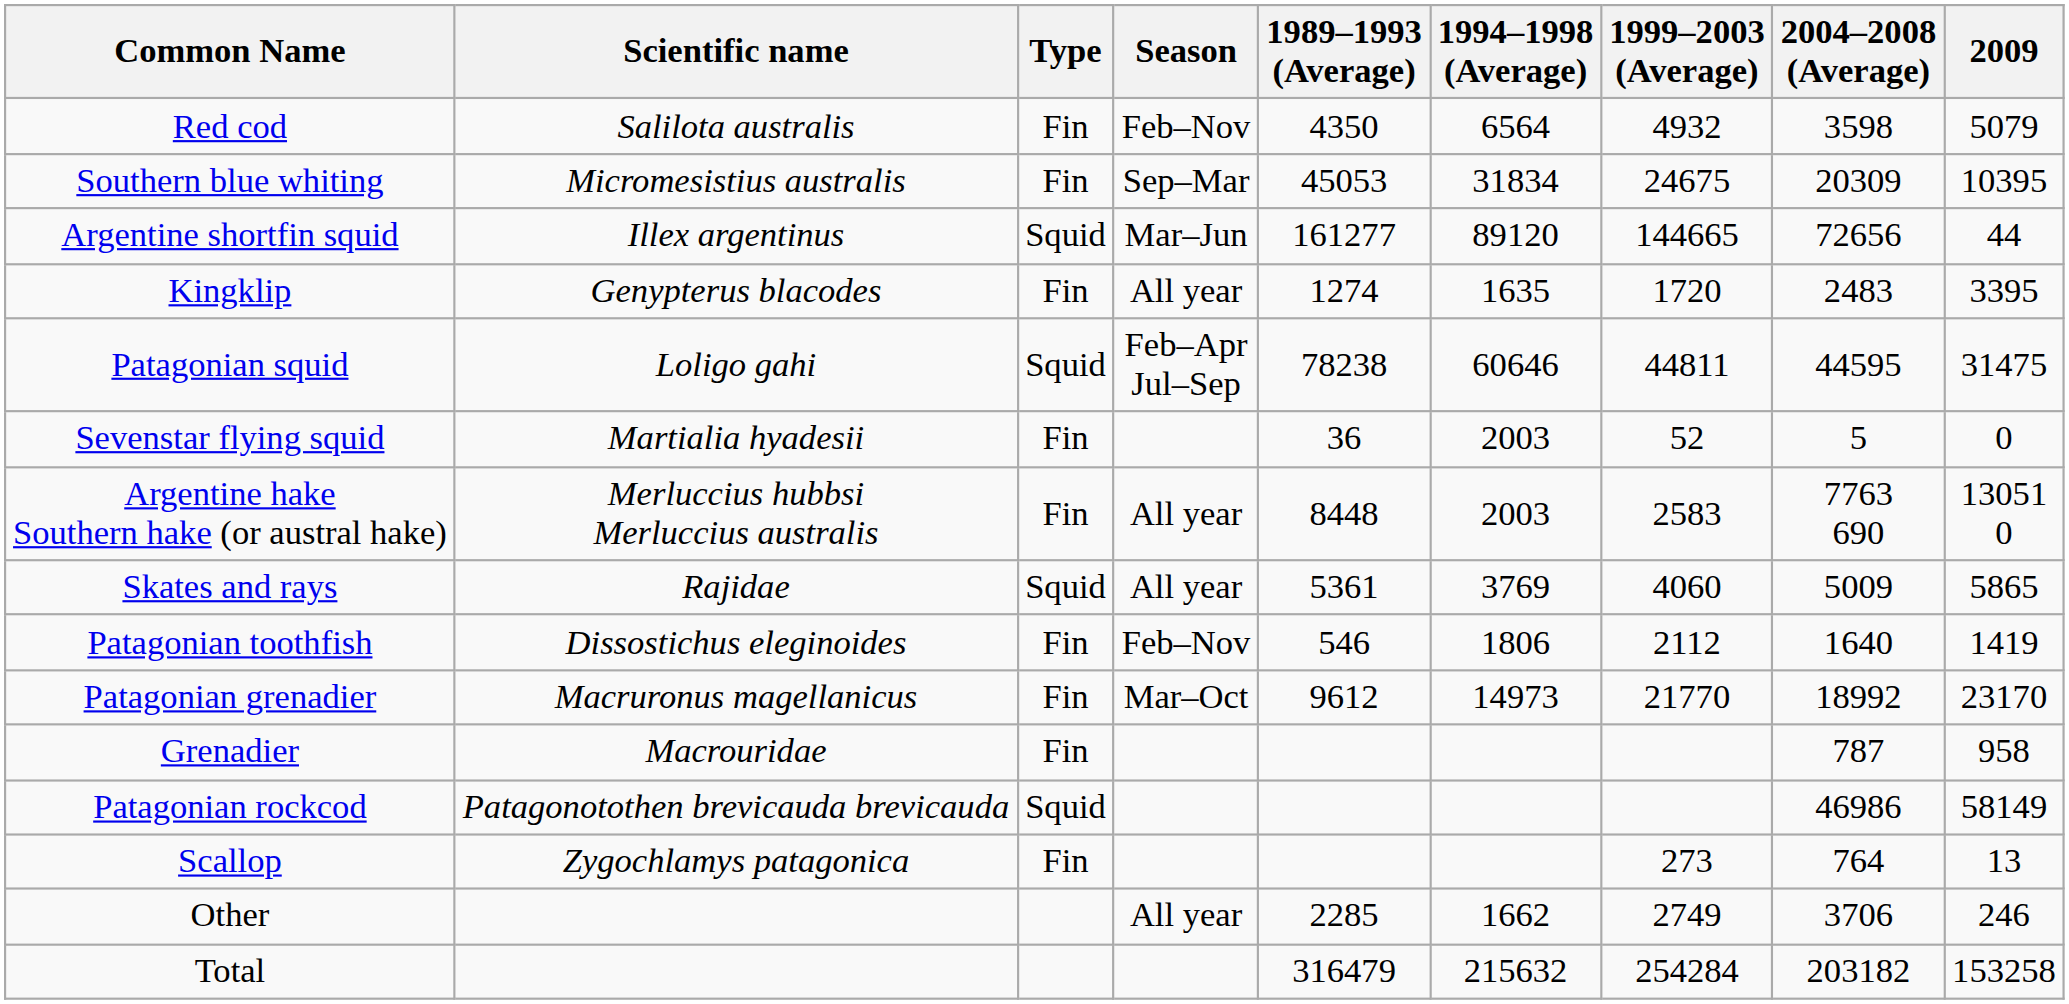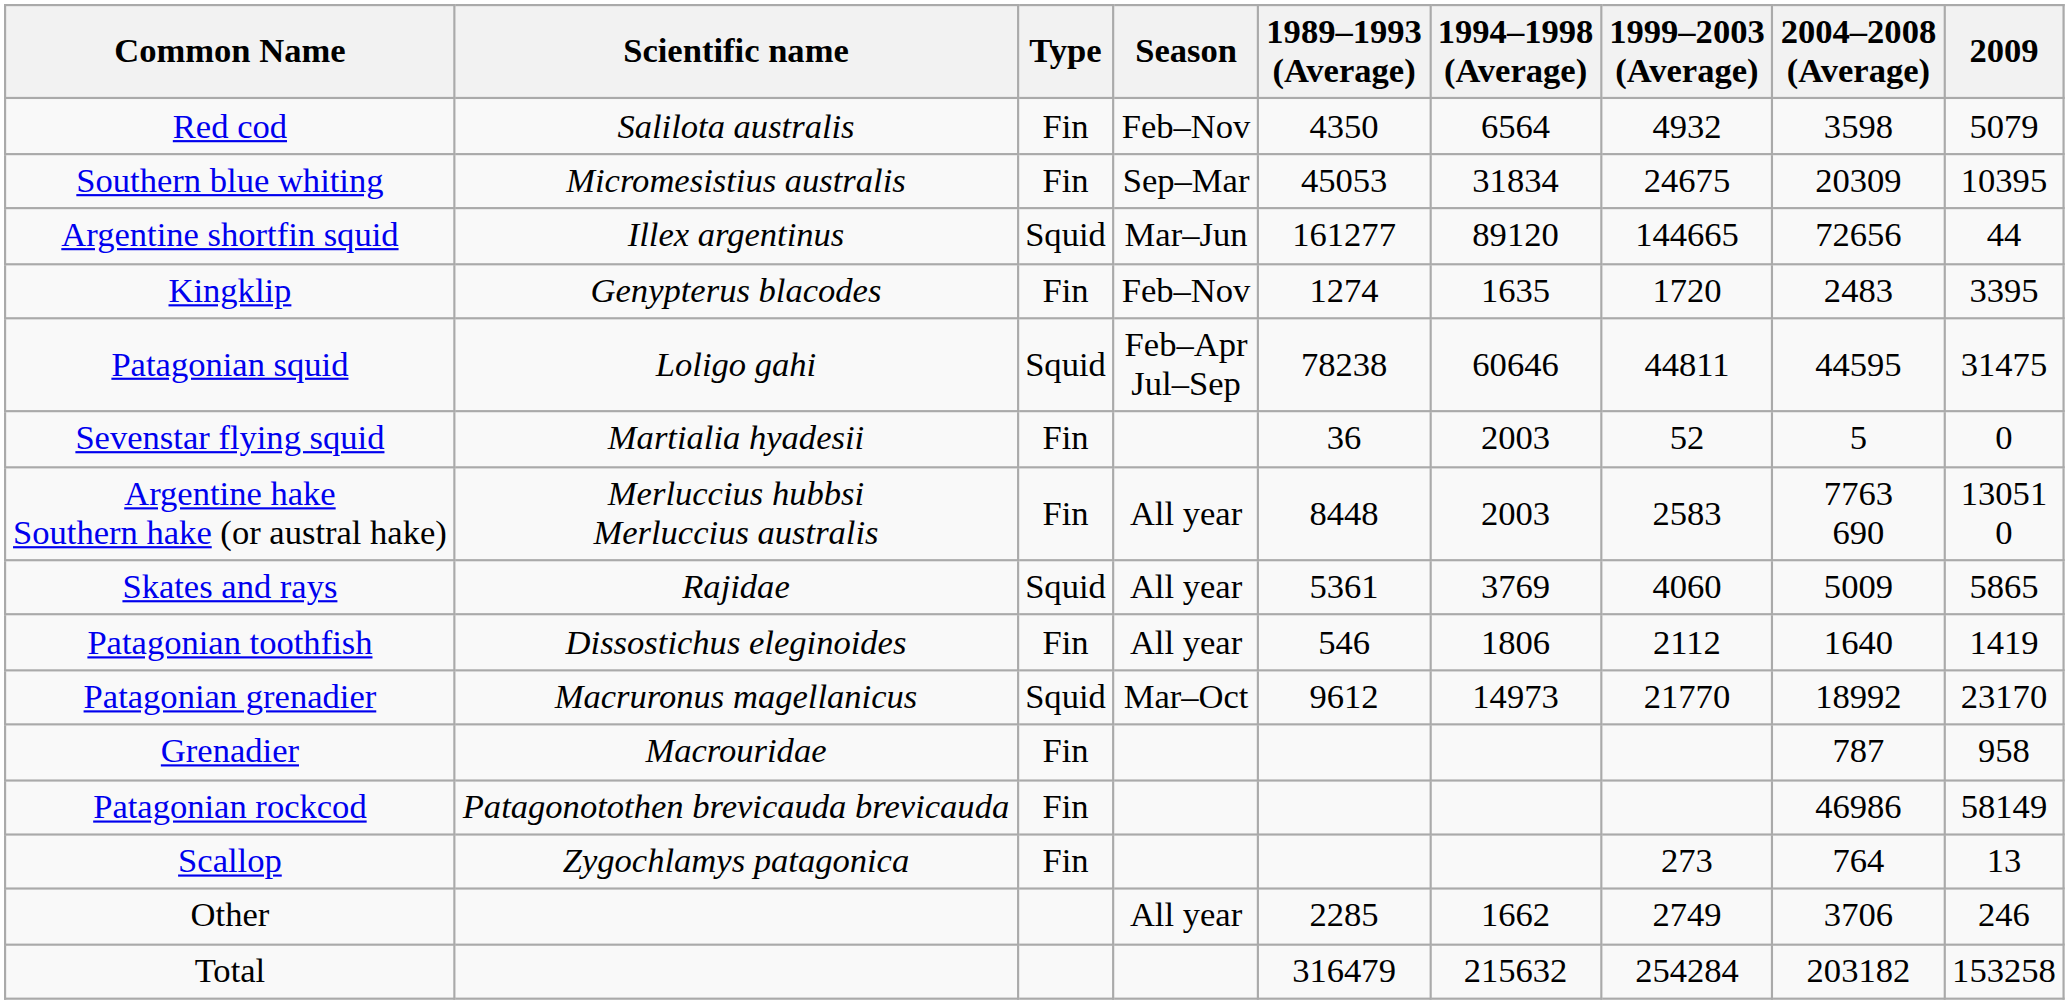(1186, 290) All year -> (1186, 290) Feb–Nov
(1186, 641) Feb–Nov -> (1186, 641) All year
(1065, 696) Fin -> (1065, 696) Squid
(1065, 806) Squid -> (1065, 806) Fin
